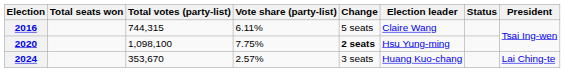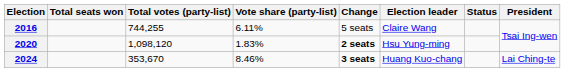(146, 28) 744,315 -> (146, 28) 744,255
(150, 43) 1,098,100 -> (150, 43) 1,098,120
(250, 43) 7.75% -> (250, 43) 1.83%
(250, 59) 2.57% -> (250, 59) 8.46%
(357, 59) normal -> (358, 59) bold
